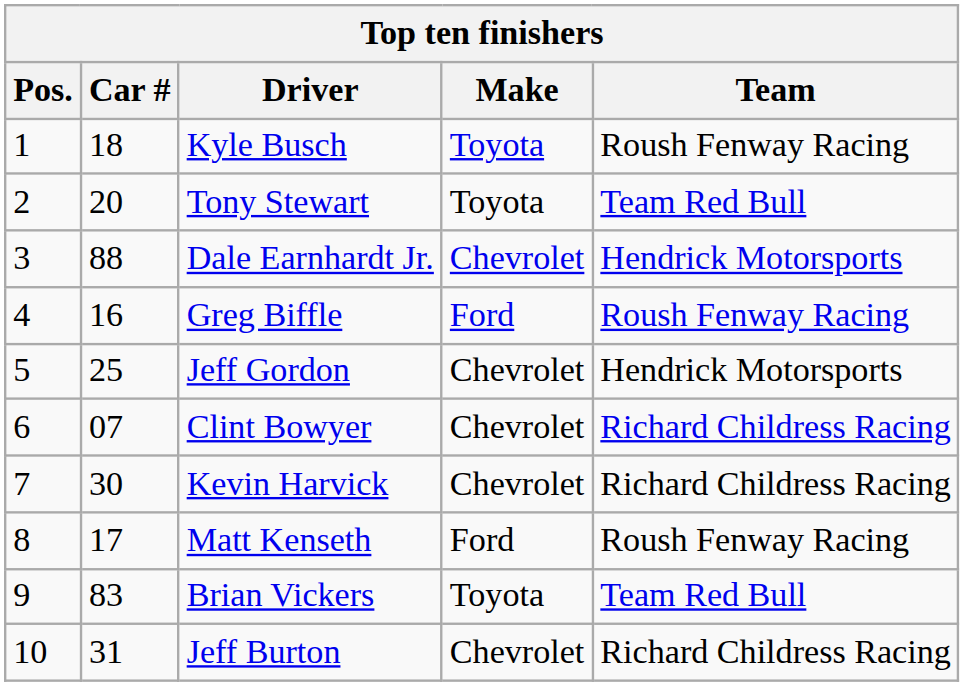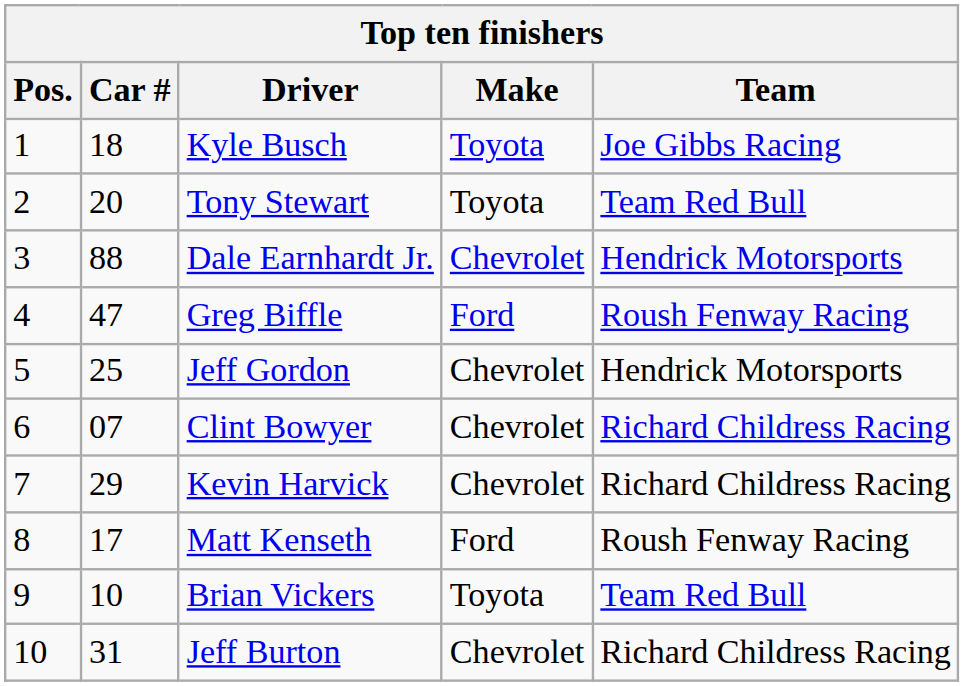(755, 145) Roush Fenway Racing -> (721, 145) Joe Gibbs Racing
(106, 314) 16 -> (106, 314) 47
(106, 483) 30 -> (106, 483) 29
(106, 595) 83 -> (106, 595) 10
